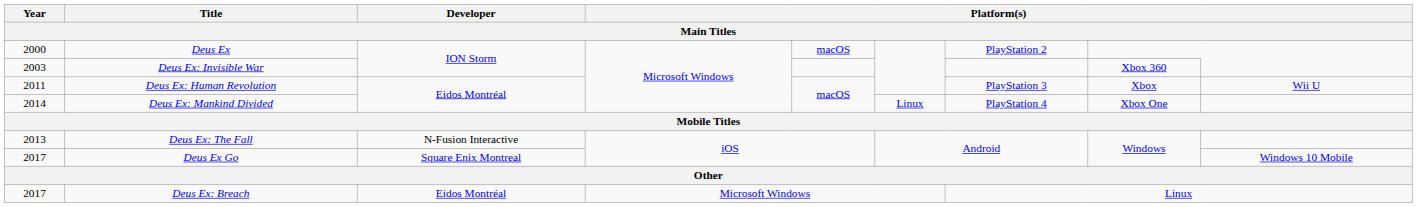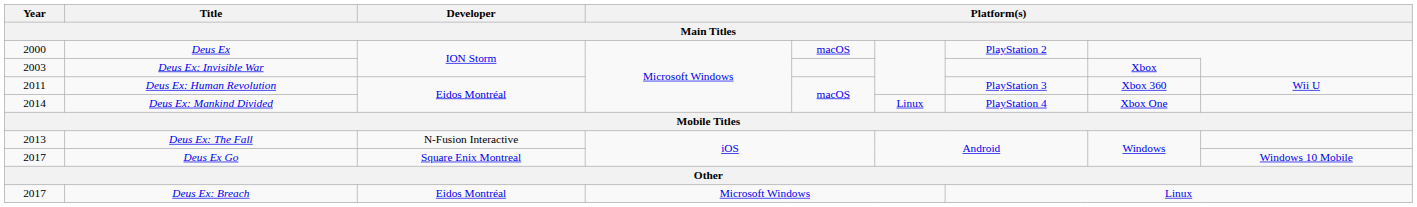(1144, 67) Xbox 360 -> (1144, 67) Xbox
(1144, 85) Xbox -> (1144, 85) Xbox 360
